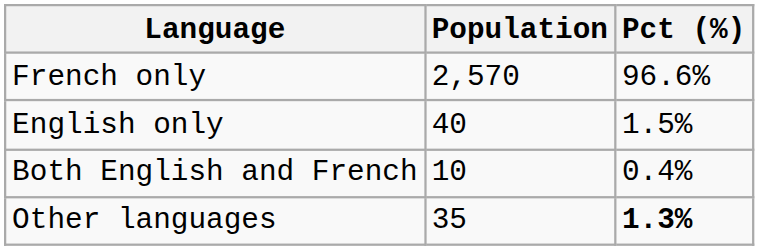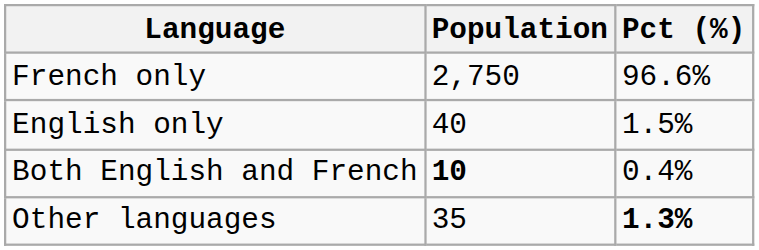(476, 77) 2,570 -> (476, 77) 2,750
(449, 173) normal -> (449, 173) bold
